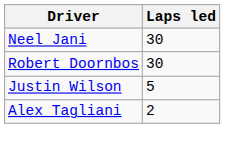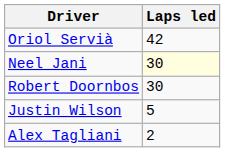+ row: (60, 40)
(155, 40) no background -> (155, 64) lightyellow background
